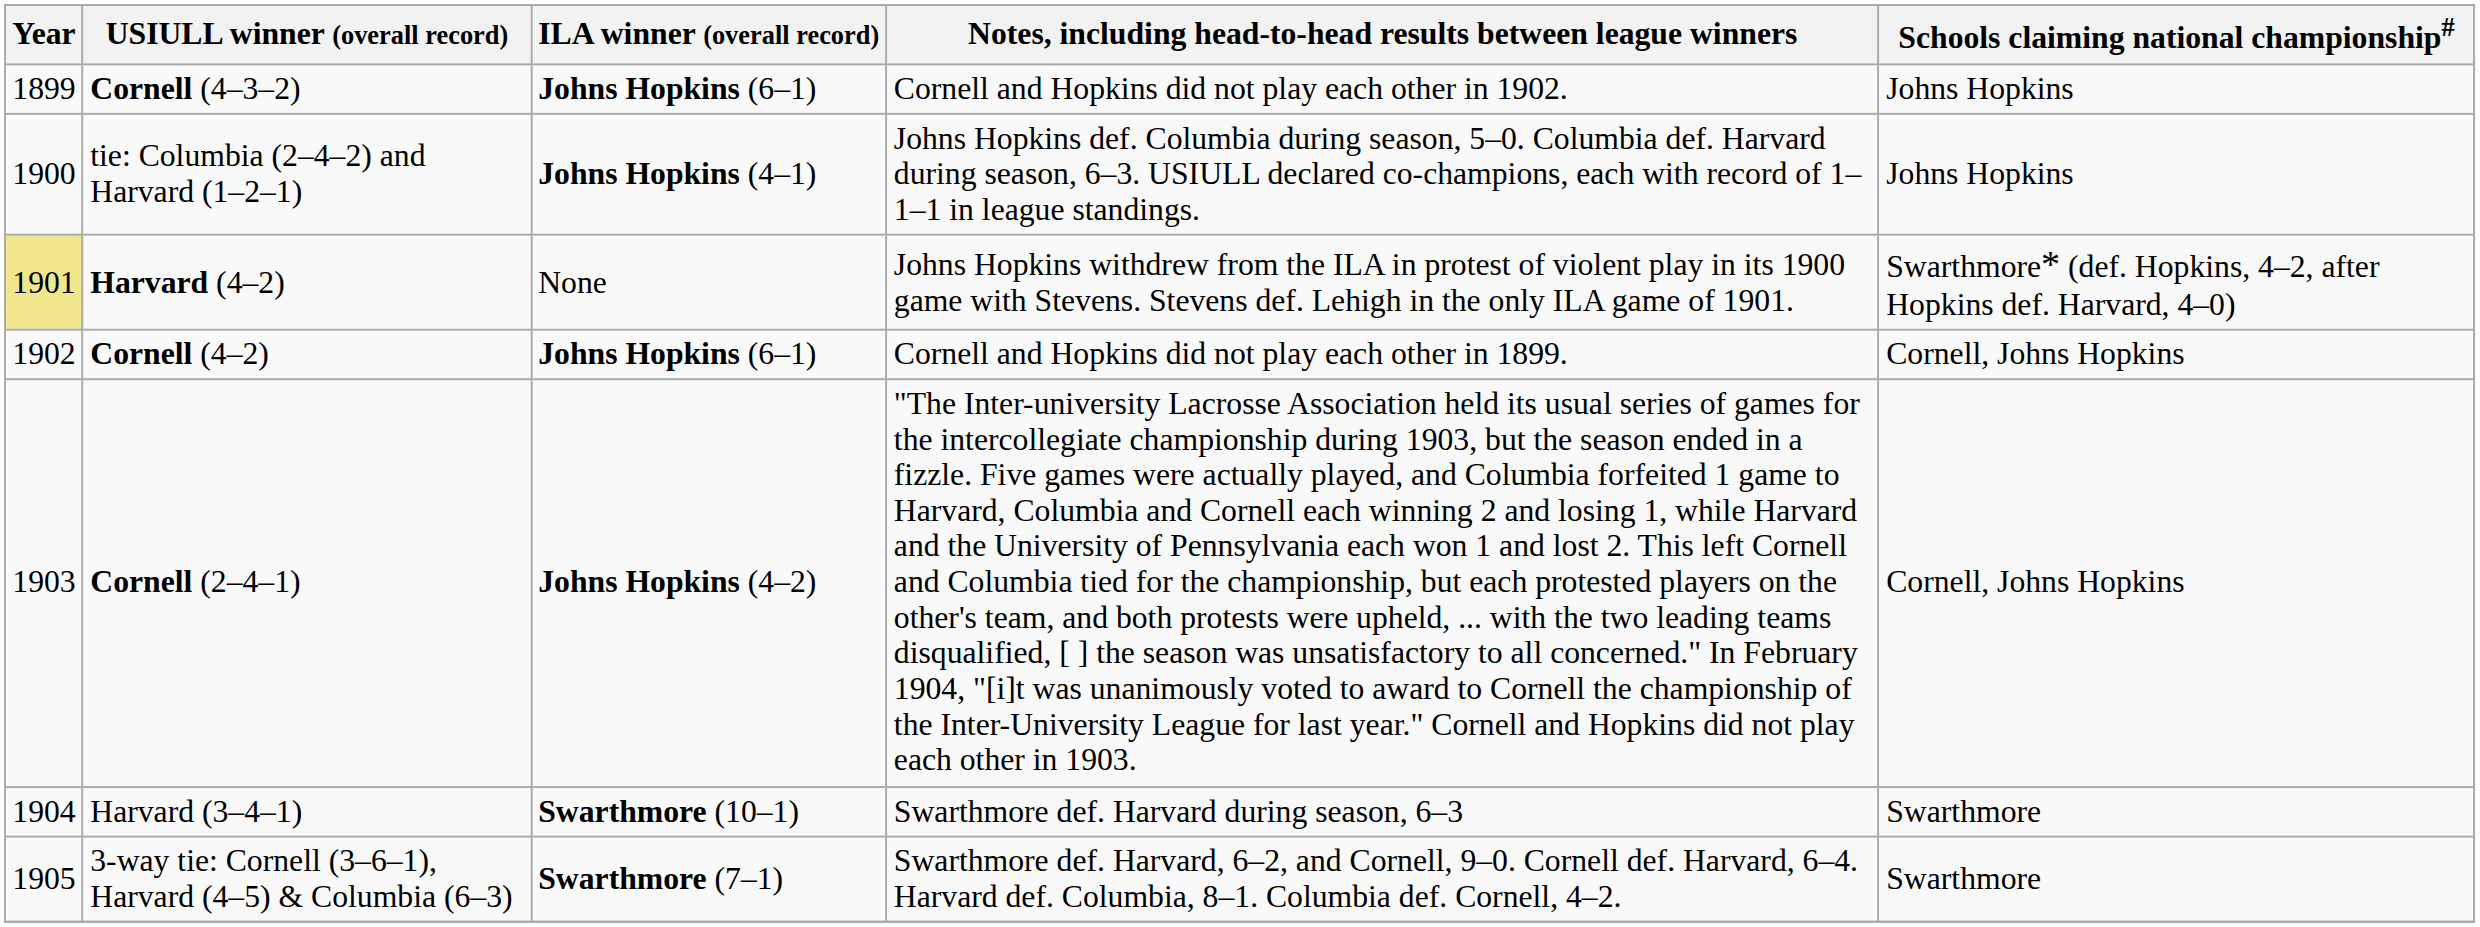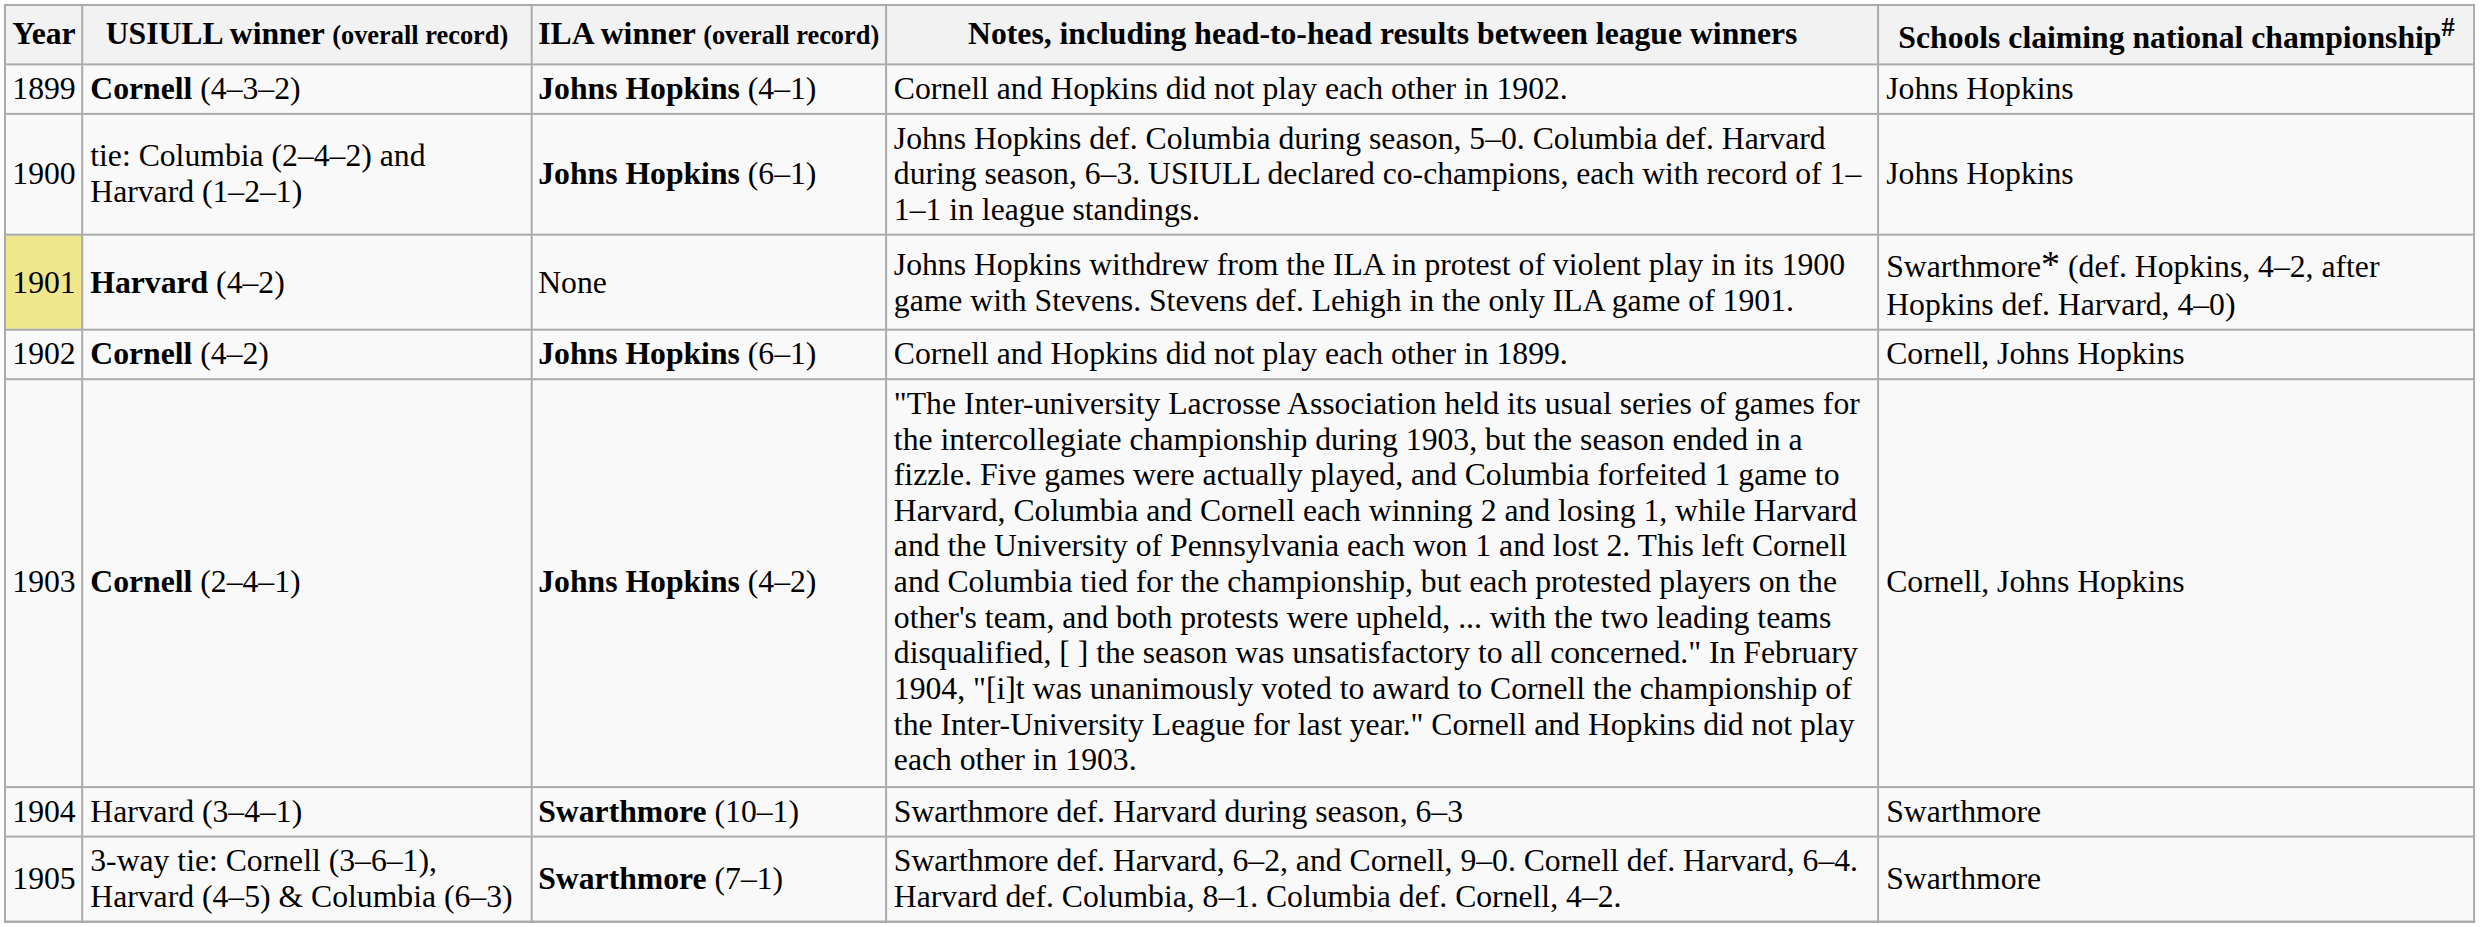(677, 88) Johns Hopkins (6–1) -> (677, 88) Johns Hopkins (4–1)
(677, 174) Johns Hopkins (4–1) -> (677, 174) Johns Hopkins (6–1)
